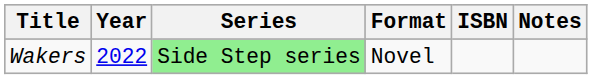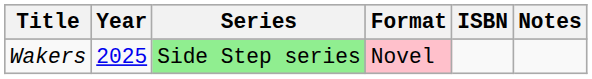(122, 57) 2022 -> (122, 57) 2025
(403, 57) no background -> (403, 57) pink background
